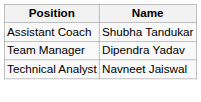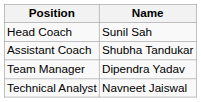+ row: (40, 32)
